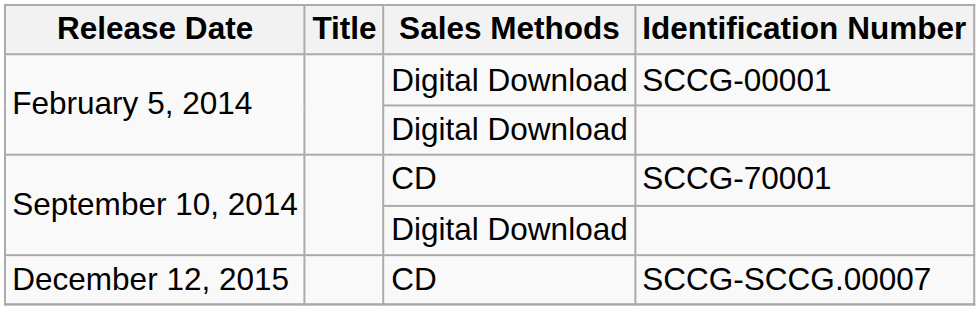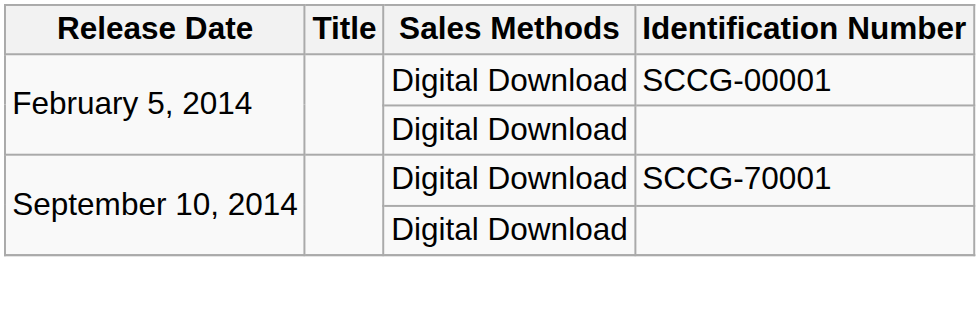(414, 179) CD -> (509, 179) Digital Download
- row: (151, 279)
